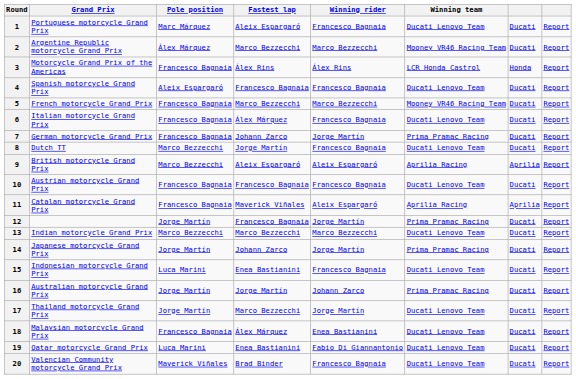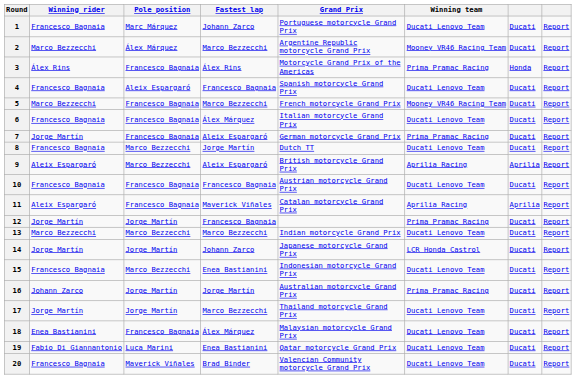columns swapped: (93, 10) <-> (358, 10)
(268, 27) Aleix Espargaró -> (228, 27) Johann Zarco
(443, 67) LCR Honda Castrol -> (448, 67) Prima Pramac Racing
(261, 136) Johann Zarco -> (235, 136) Aleix Espargaró
(448, 250) Prima Pramac Racing -> (443, 250) LCR Honda Castrol
(182, 270) Luca Marini -> (158, 270) Marco Bezzecchi
